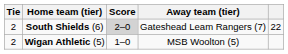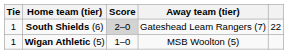(13, 26) 2 -> (13, 26) 1
(13, 41) 2 -> (13, 41) 1
